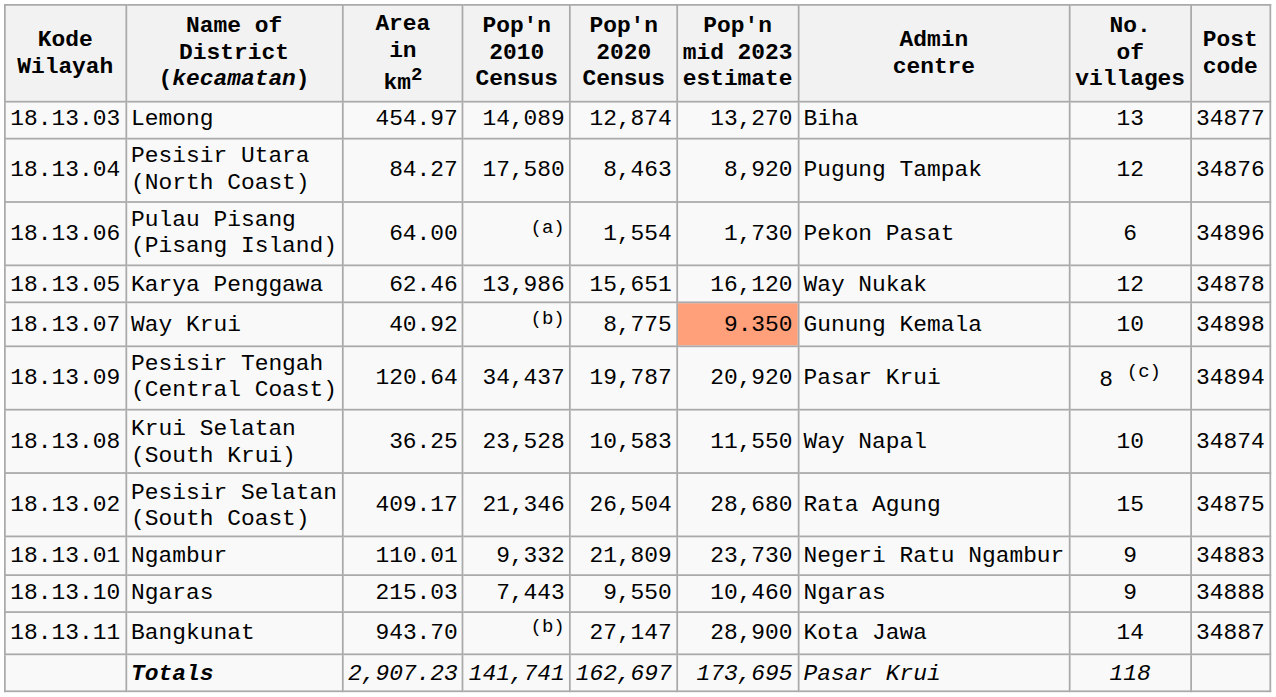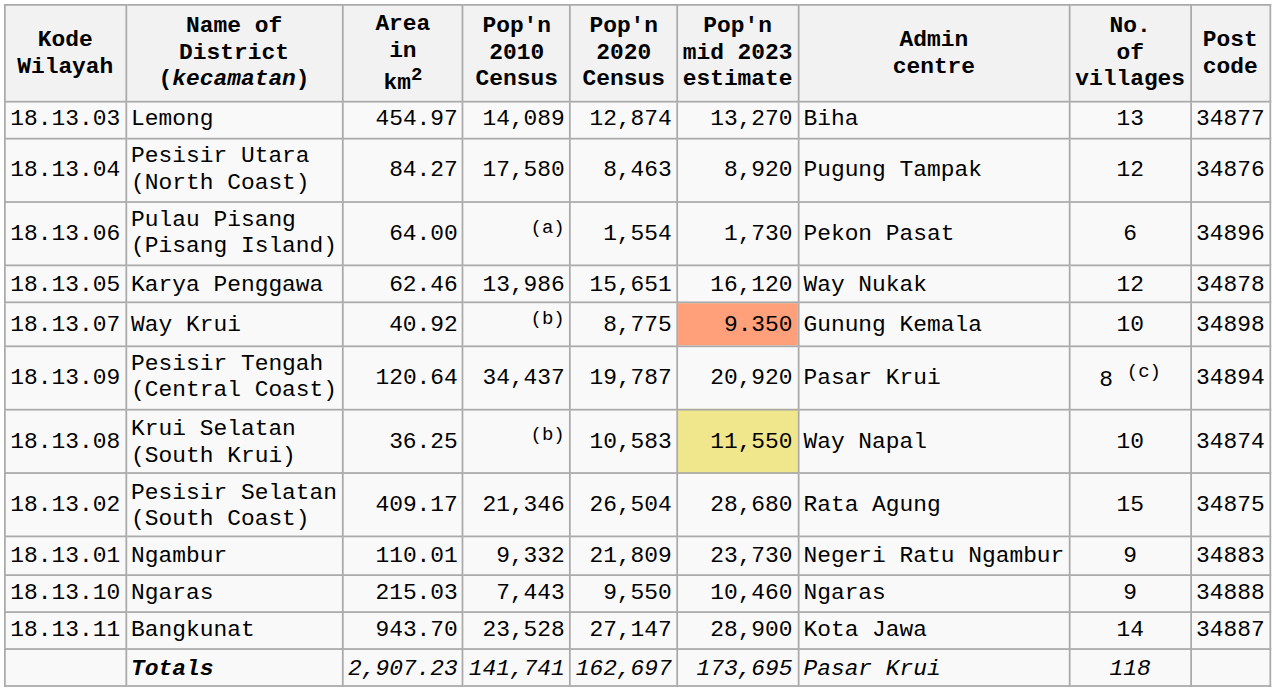(524, 441) 23,528 -> (548, 436) (b)
(751, 441) no background -> (751, 441) khaki background
(548, 628) (b) -> (524, 630) 23,528
